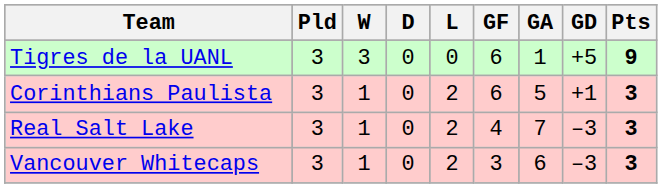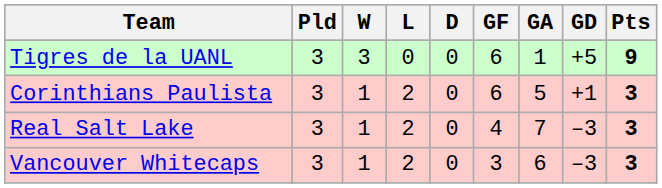columns swapped: (408, 23) <-> (452, 23)
